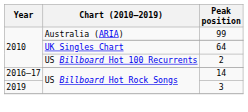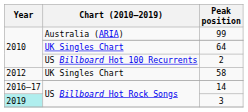+ row: (84, 74)
(16, 87) no background -> (16, 101) paleturquoise background
